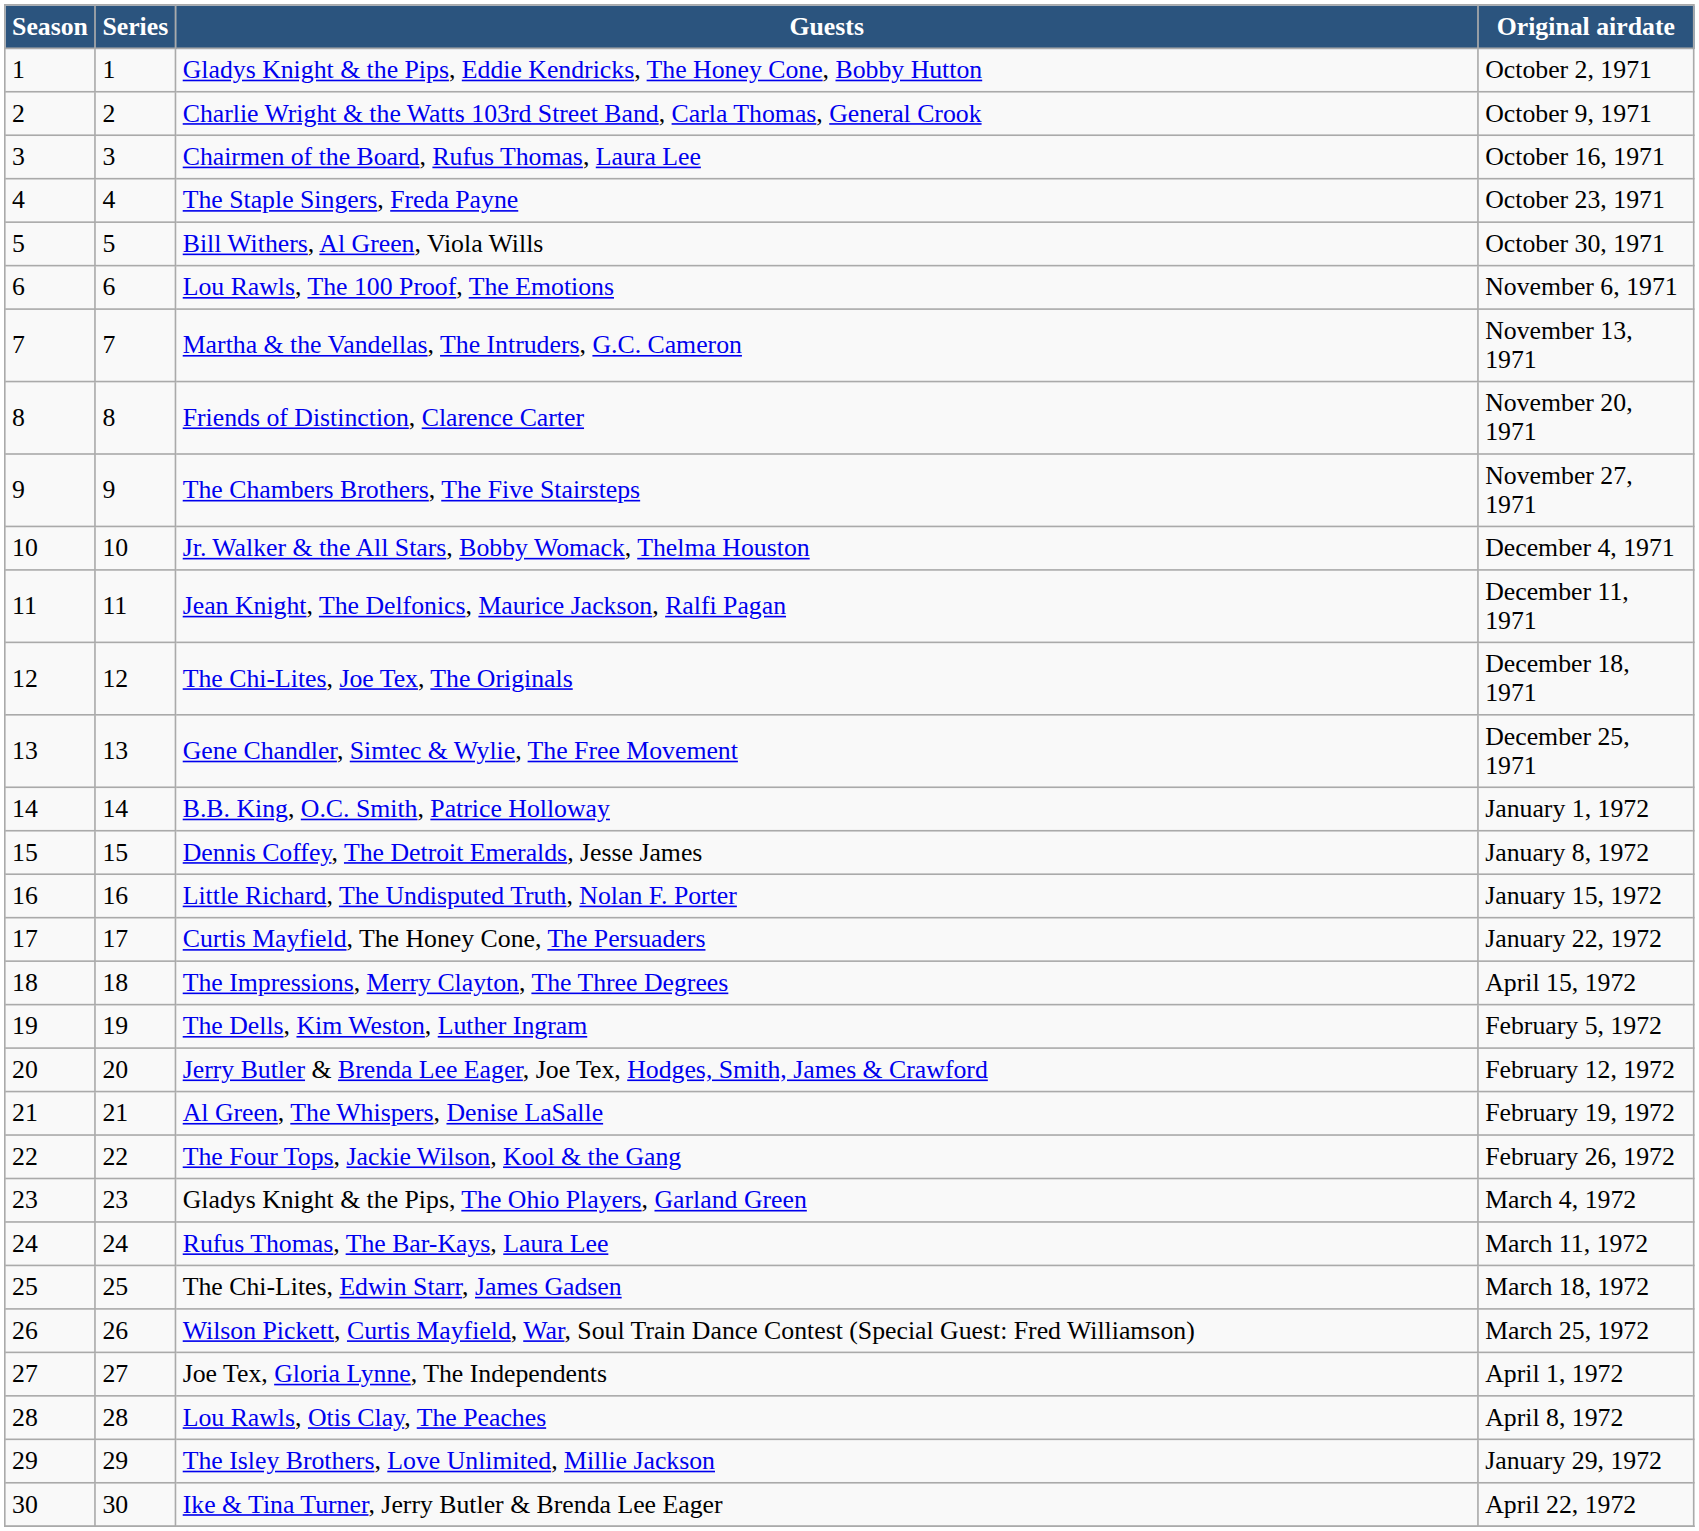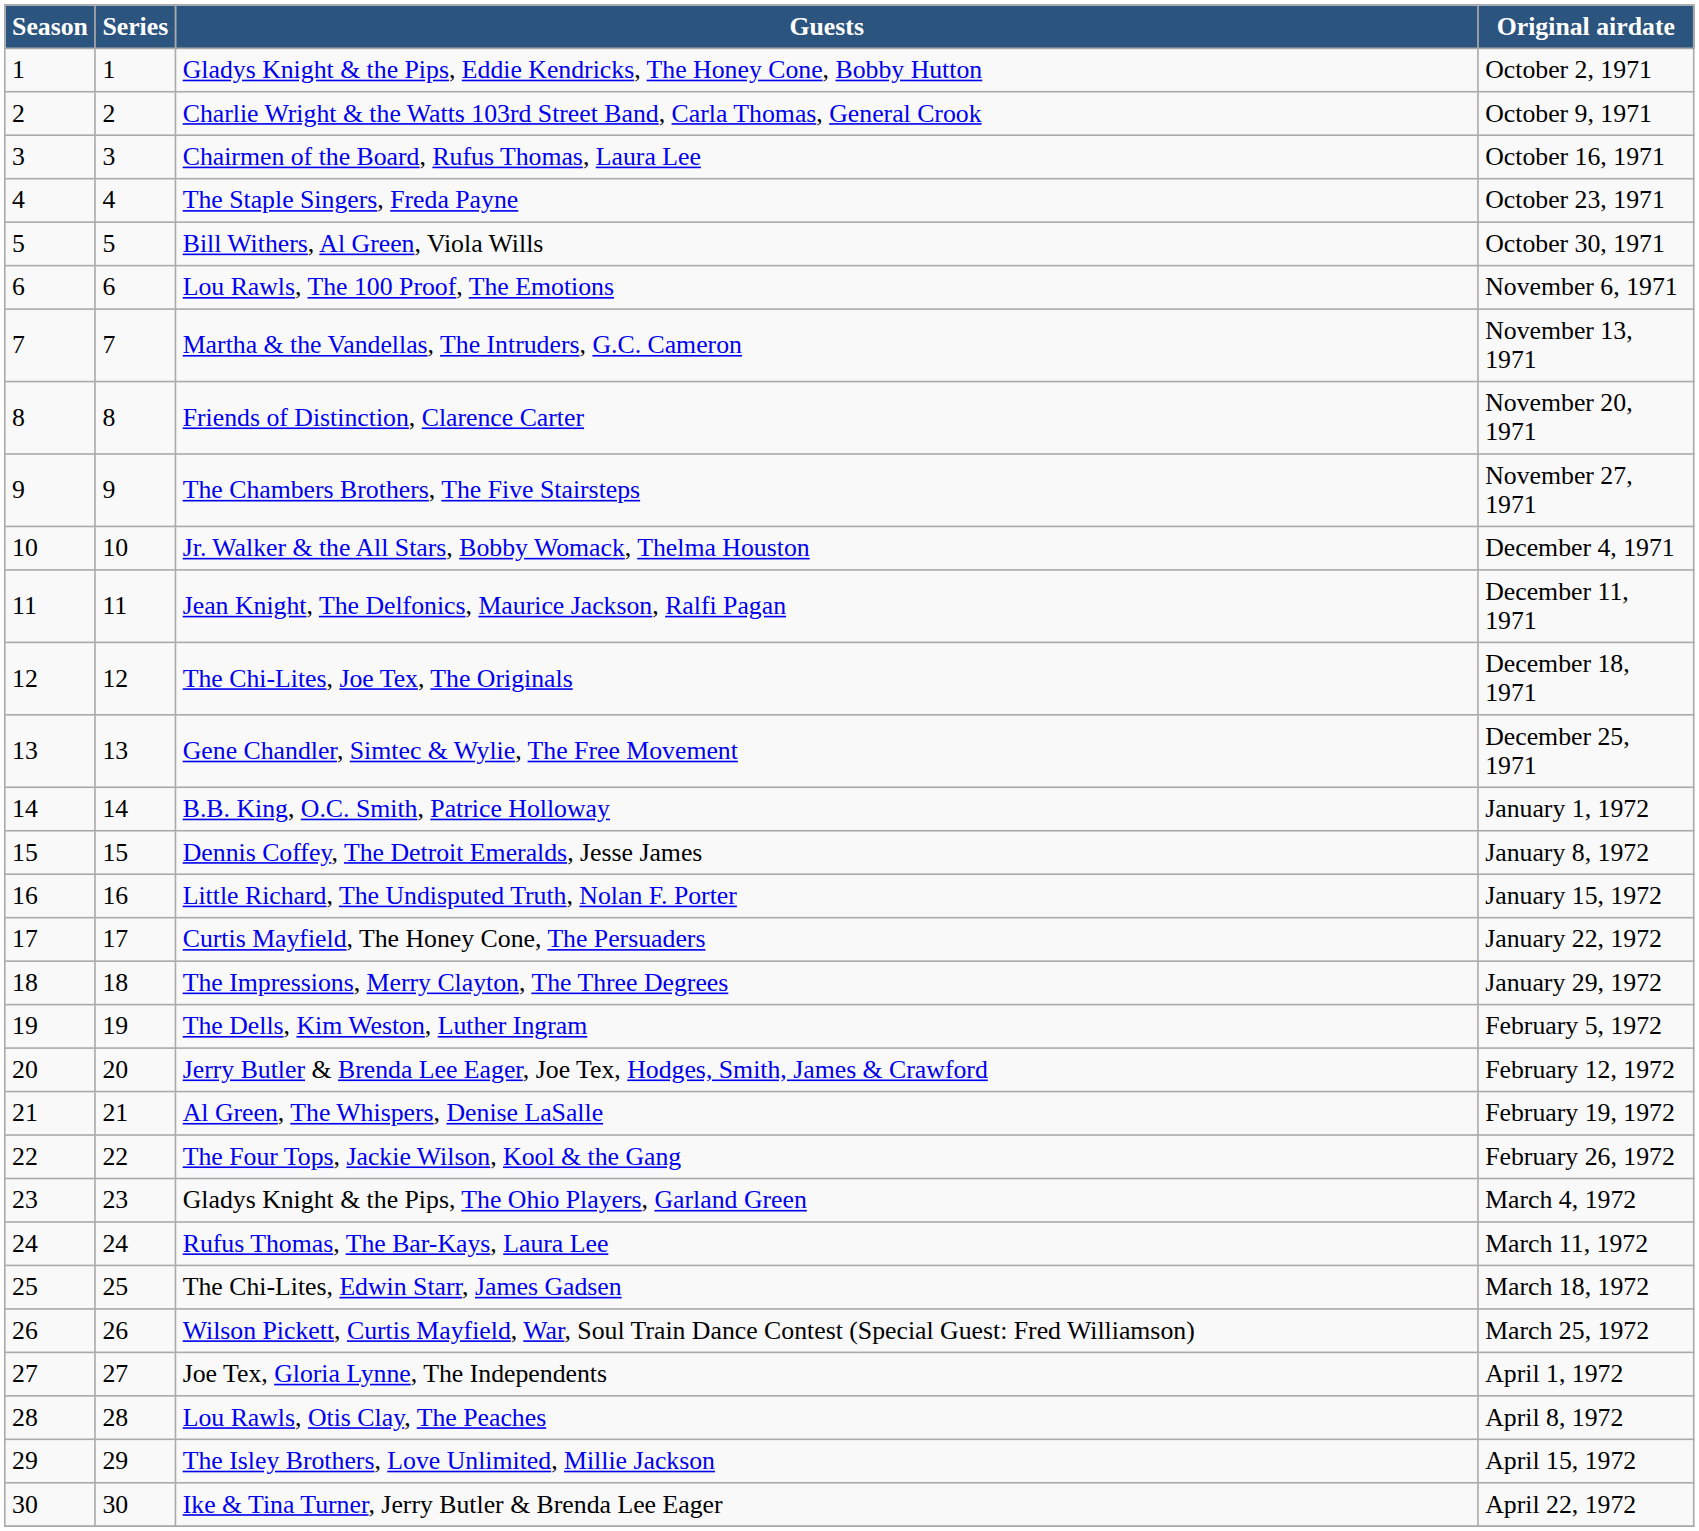(1561, 982) April 15, 1972 -> (1574, 982) January 29, 1972
(1574, 1460) January 29, 1972 -> (1561, 1460) April 15, 1972
